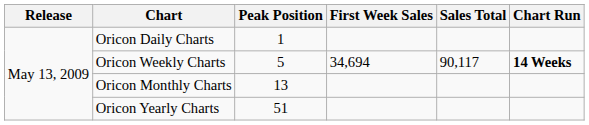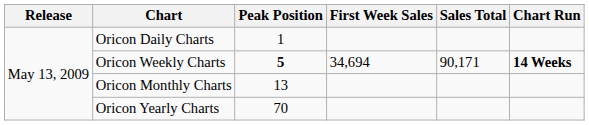(281, 62) normal -> (281, 62) bold
(459, 62) 90,117 -> (460, 62) 90,171
(281, 108) 51 -> (281, 108) 70
